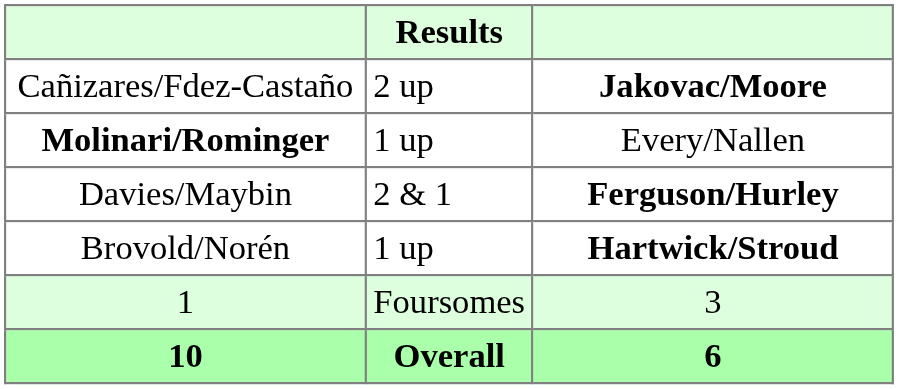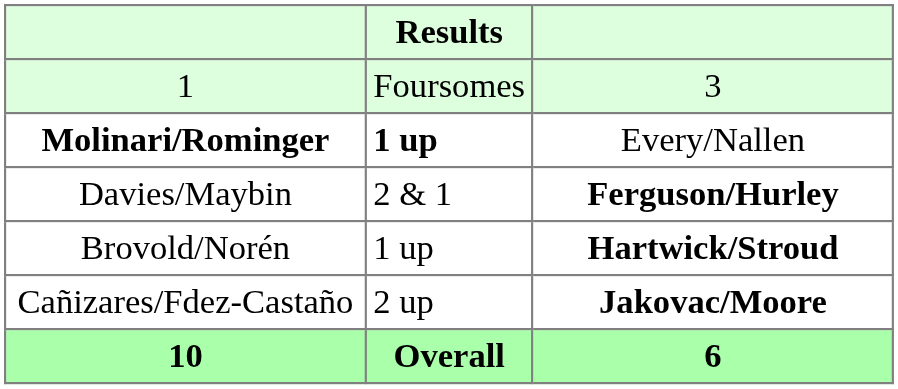rows swapped: (185, 85) <-> (185, 301)
(404, 139) normal -> (406, 139) bold
